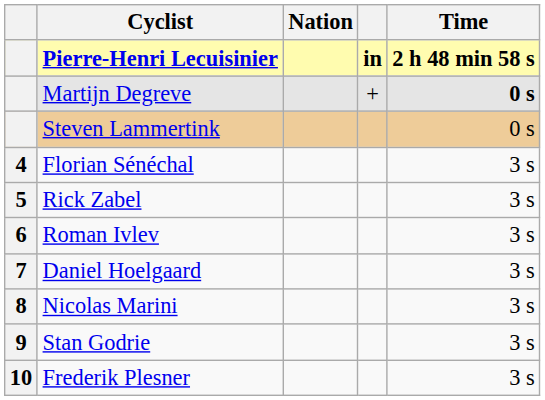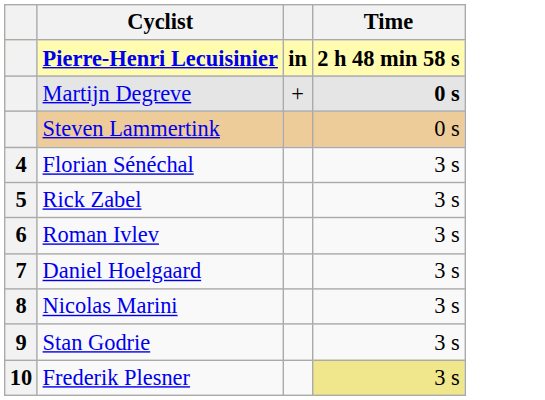- column: (321, 22)
(522, 377) no background -> (447, 377) khaki background
